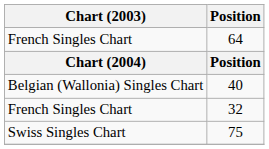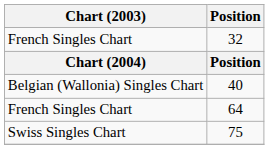rows swapped: (235, 39) <-> (235, 109)
